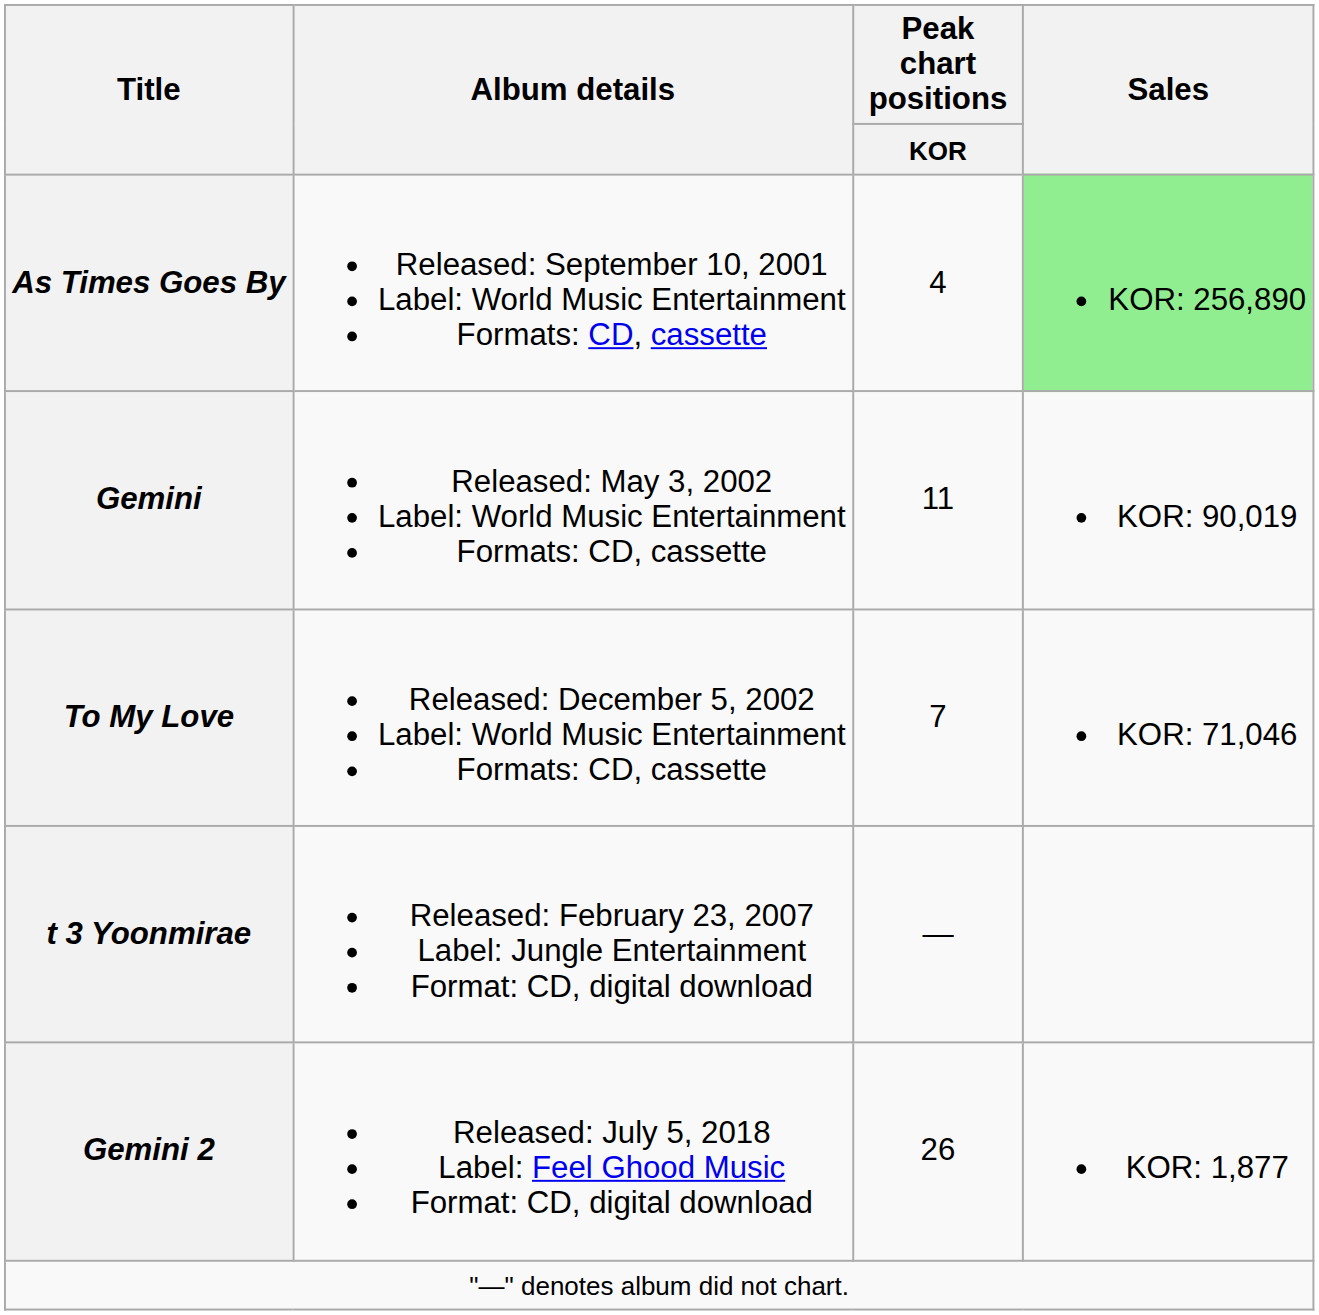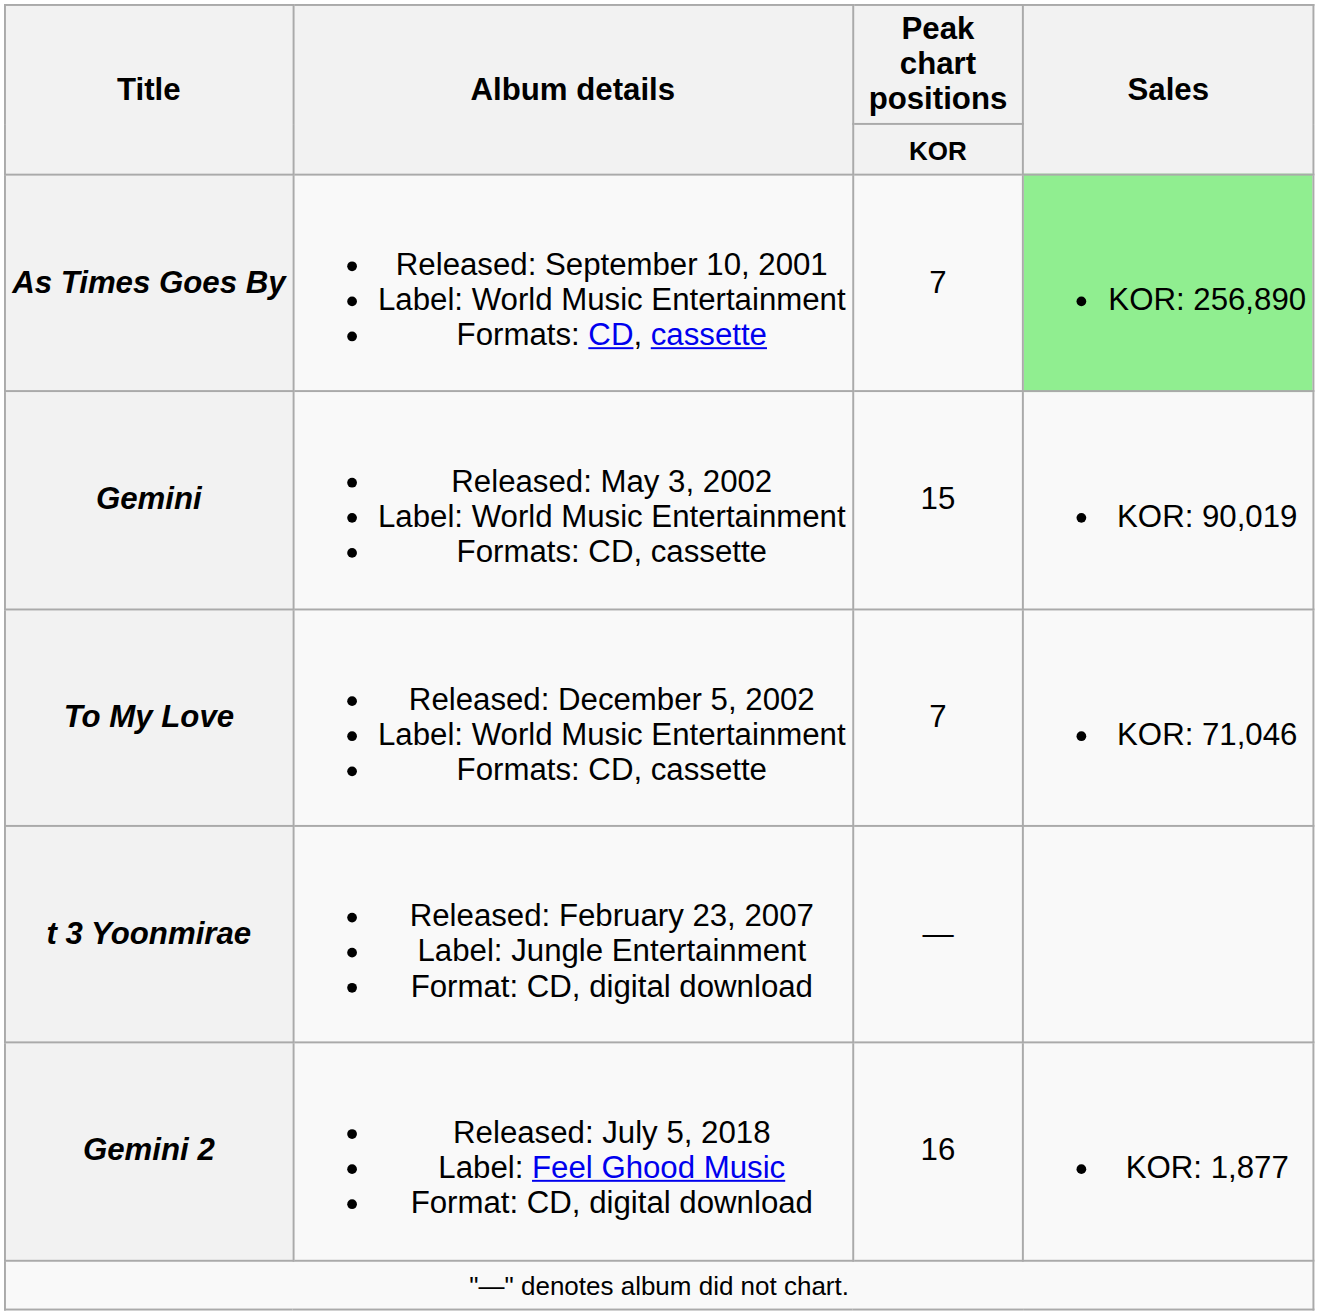(938, 282) 4 -> (938, 282) 7
(938, 499) 11 -> (938, 499) 15
(938, 1150) 26 -> (938, 1150) 16
